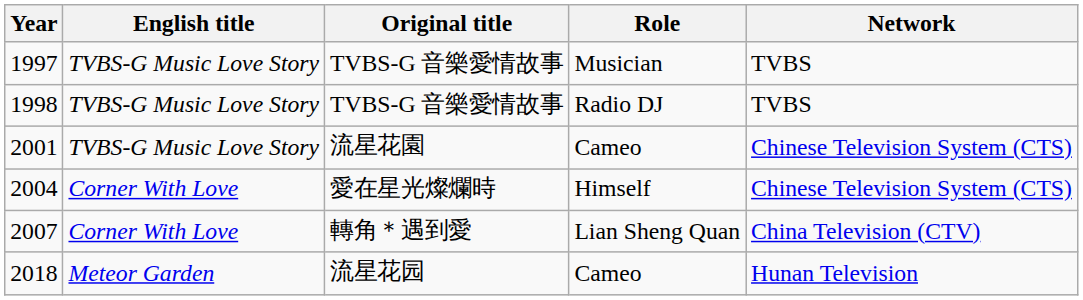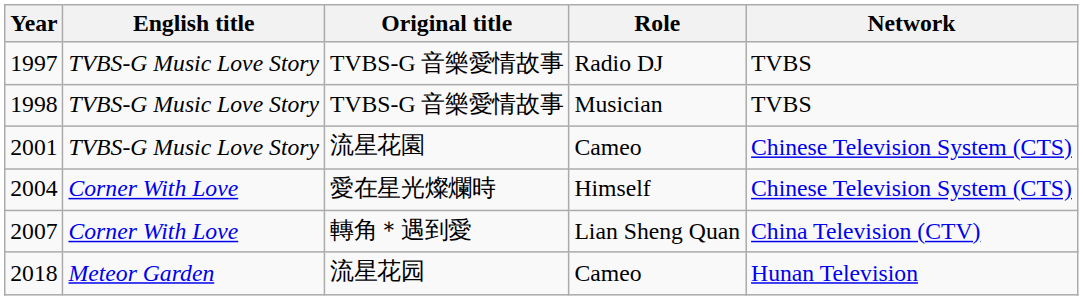(618, 63) Musician -> (619, 63) Radio DJ
(619, 105) Radio DJ -> (618, 105) Musician
